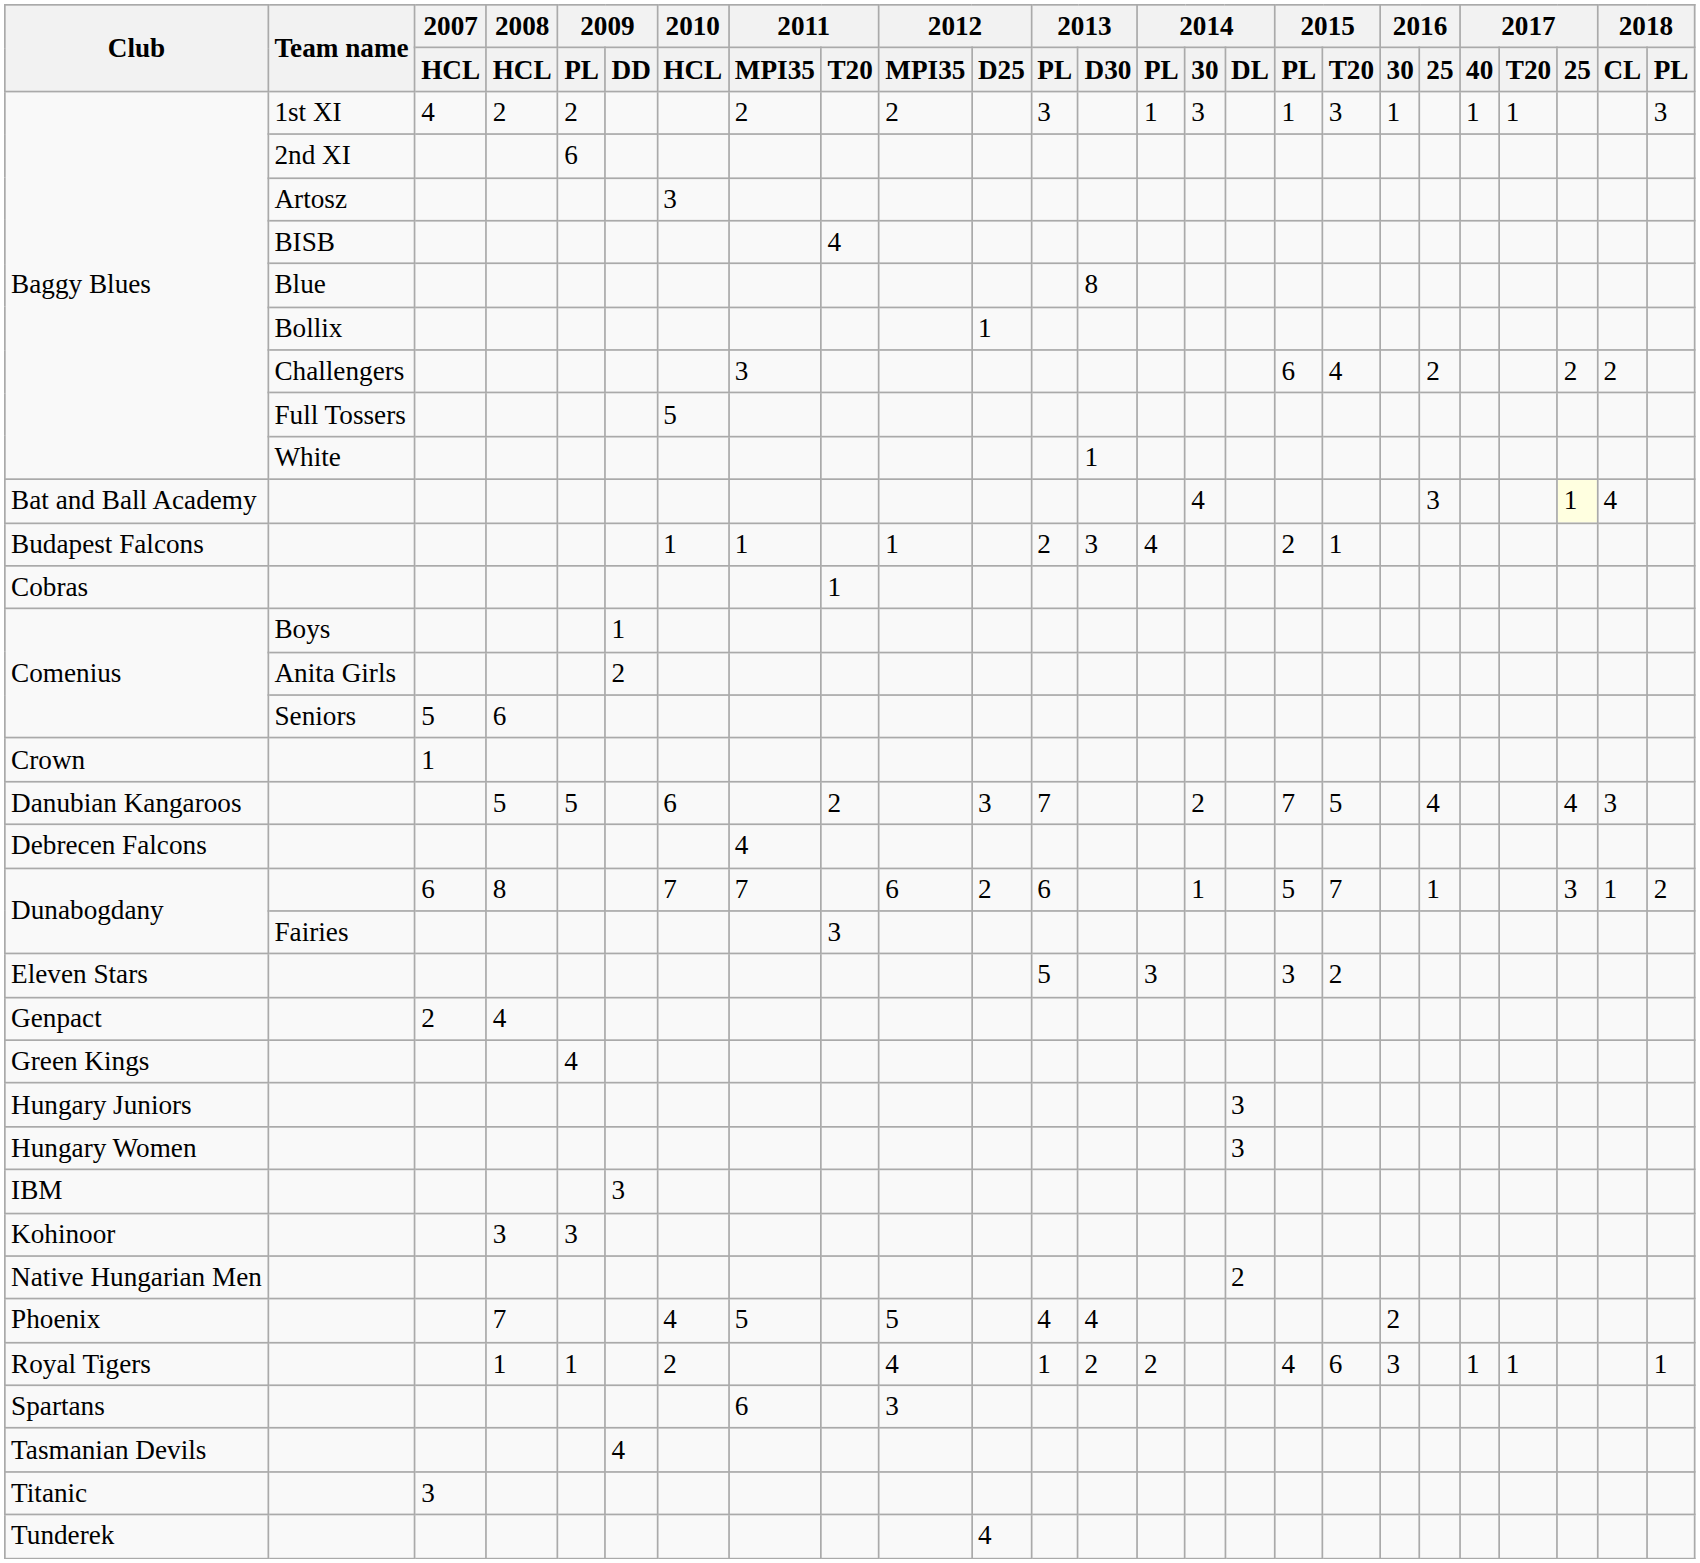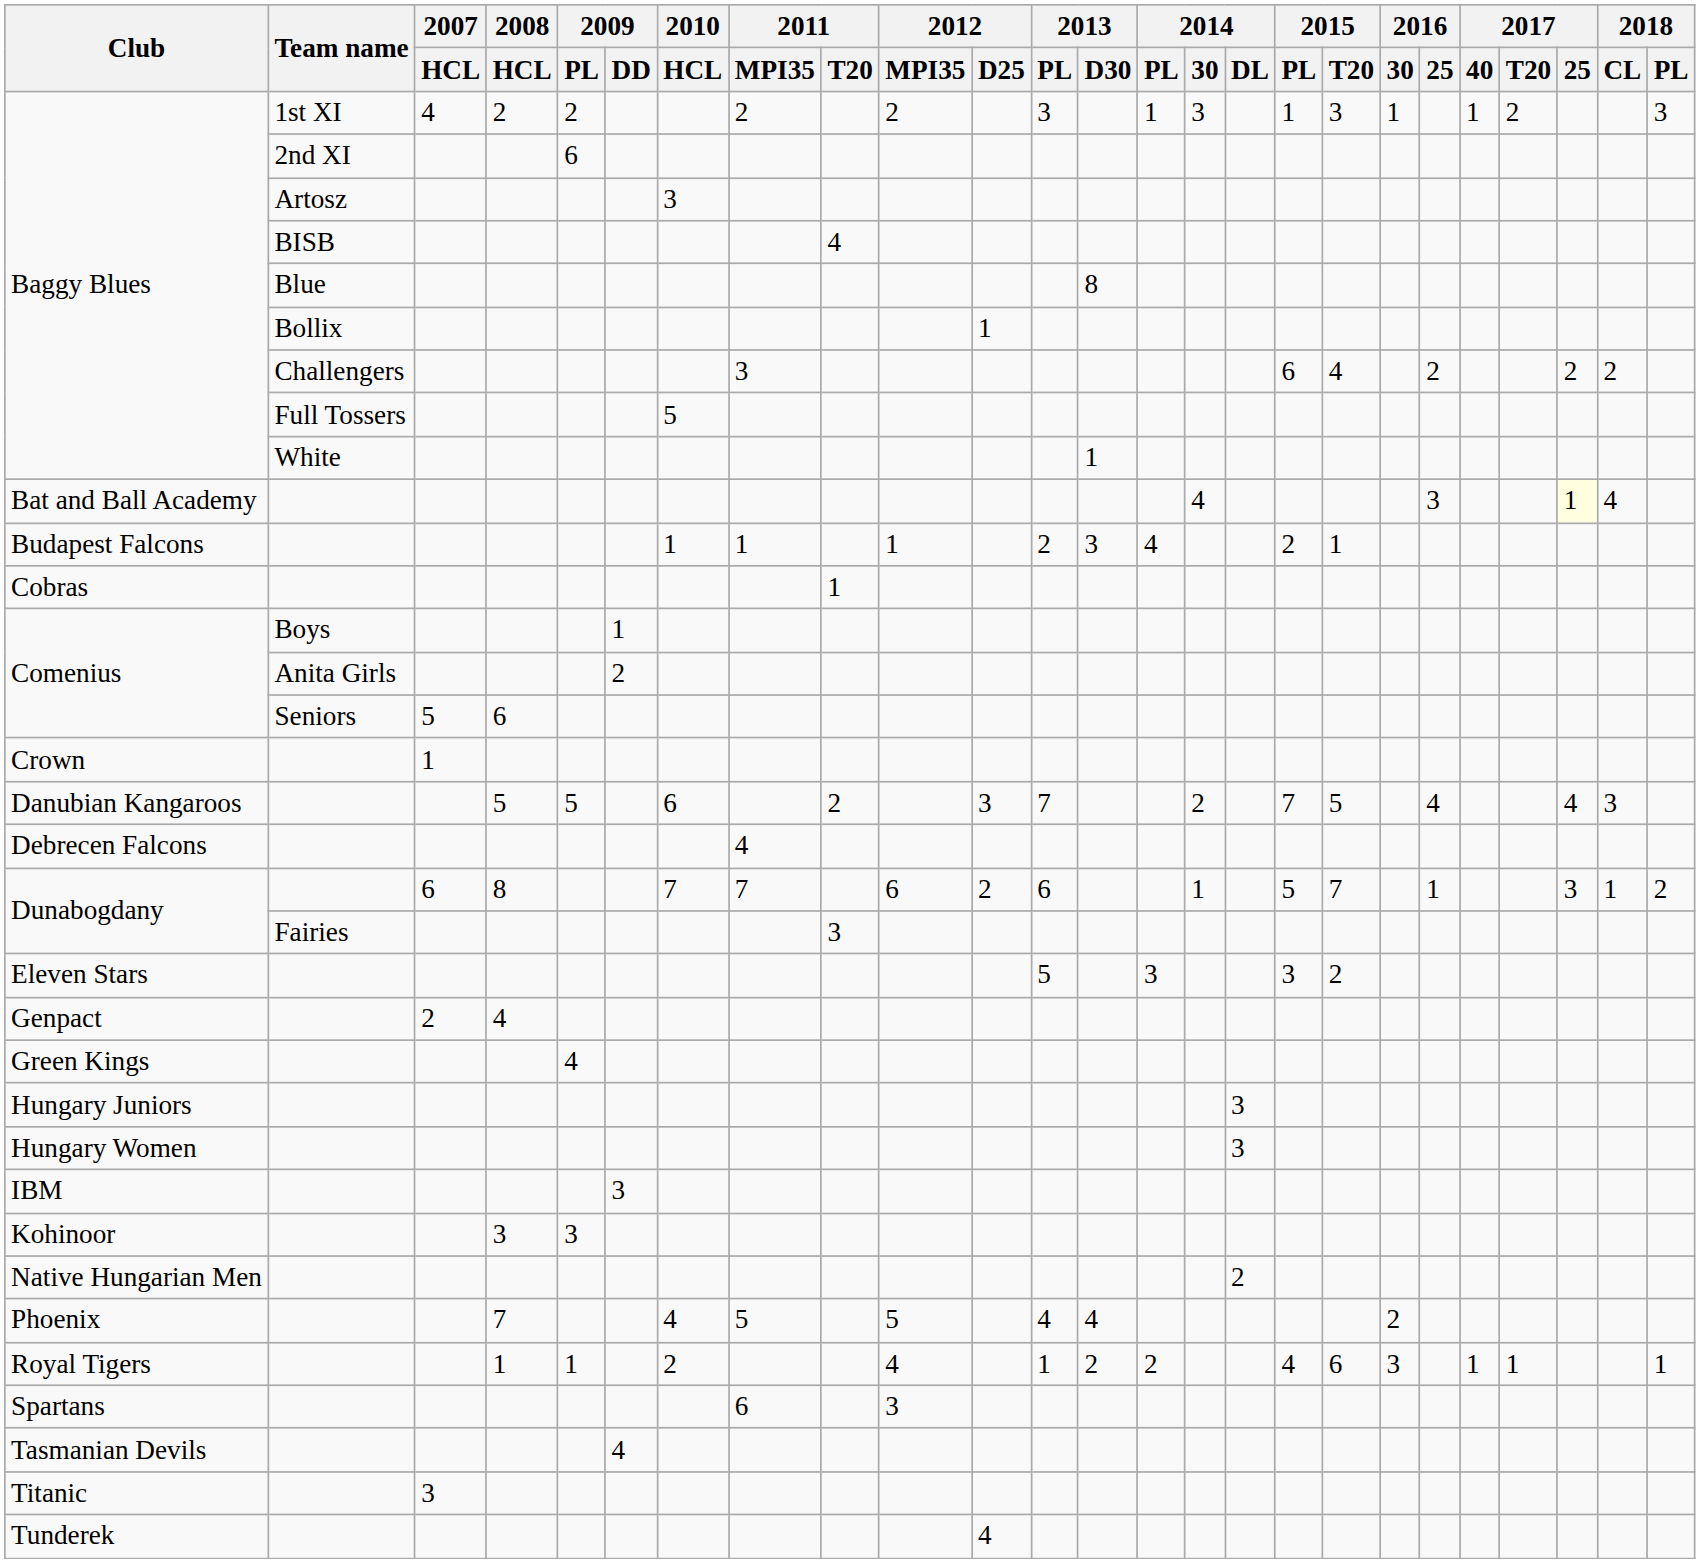(1513, 112) 1 -> (1513, 112) 2
